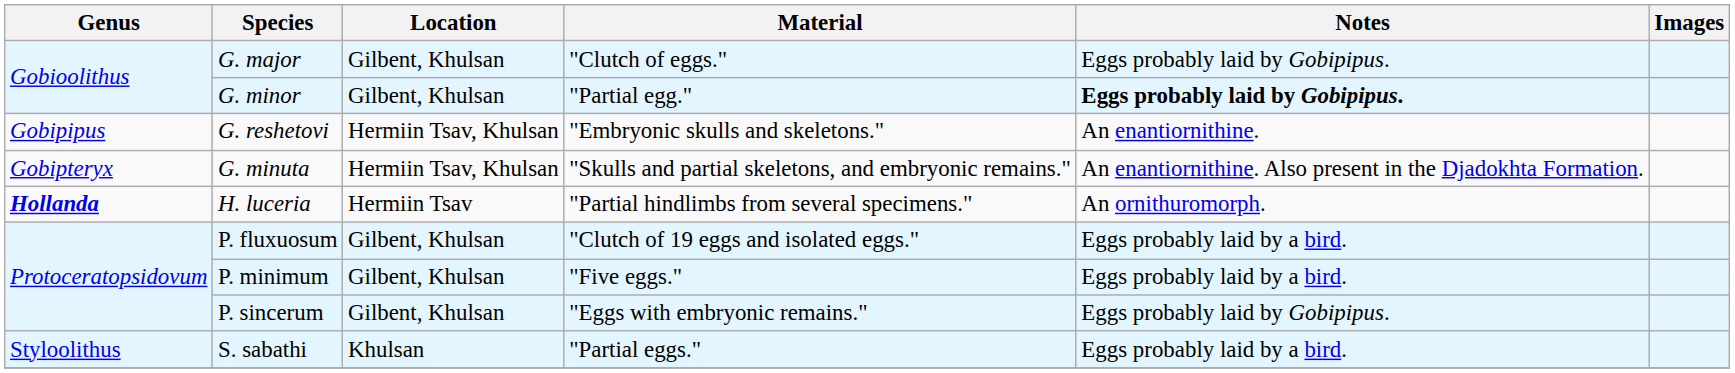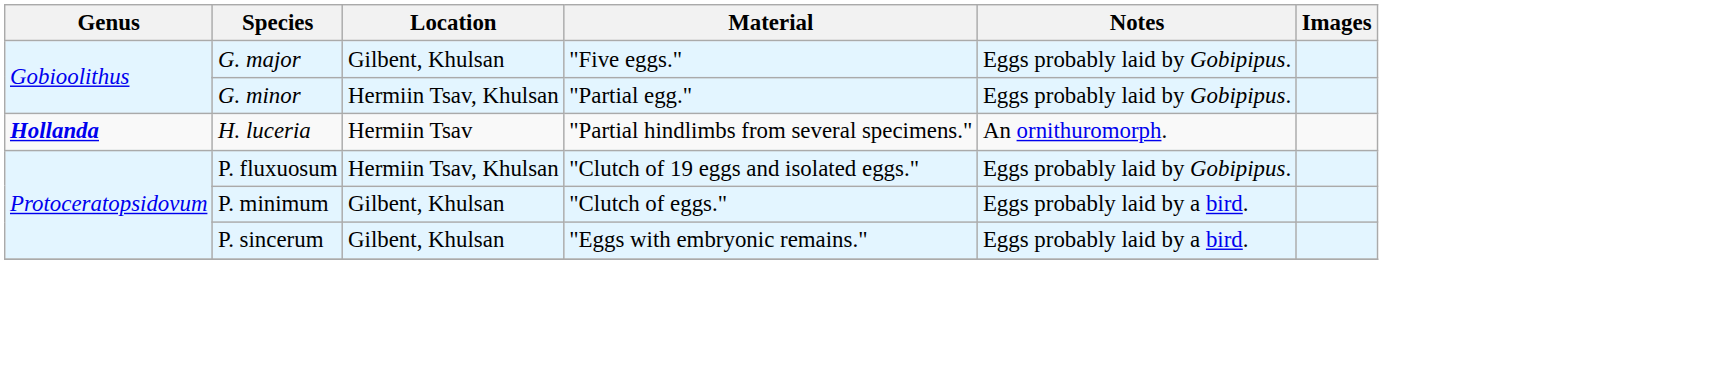(648, 58) "Clutch of eggs." -> (626, 58) "Five eggs."
(426, 95) Gilbent, Khulsan -> (453, 95) Hermiin Tsav, Khulsan
(1242, 95) bold -> (1137, 95) normal
- row: (273, 131)
- row: (264, 167)
(426, 240) Gilbent, Khulsan -> (453, 167) Hermiin Tsav, Khulsan
(1214, 240) Eggs probably laid by a bird. -> (1137, 167) Eggs probably laid by Gobipipus.
(626, 276) "Five eggs." -> (648, 204) "Clutch of eggs."
(1235, 312) Eggs probably laid by Gobipipus. -> (1116, 240) Eggs probably laid by a bird.
- row: (262, 349)
